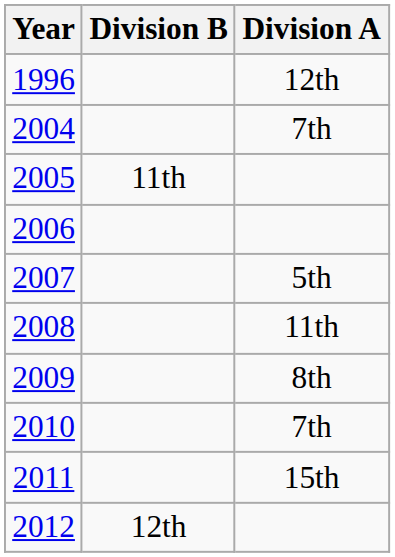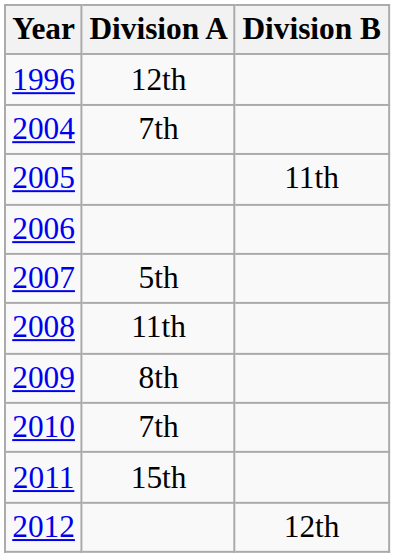columns swapped: (312, 29) <-> (159, 29)
